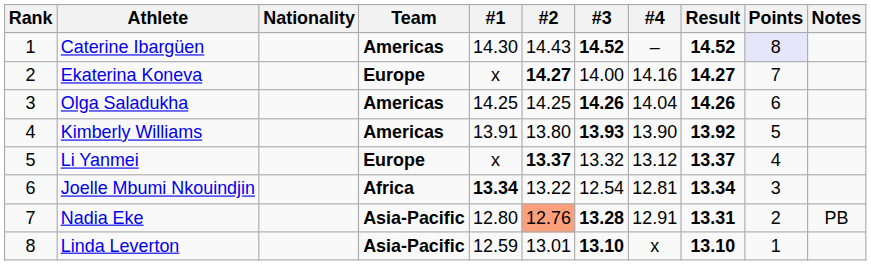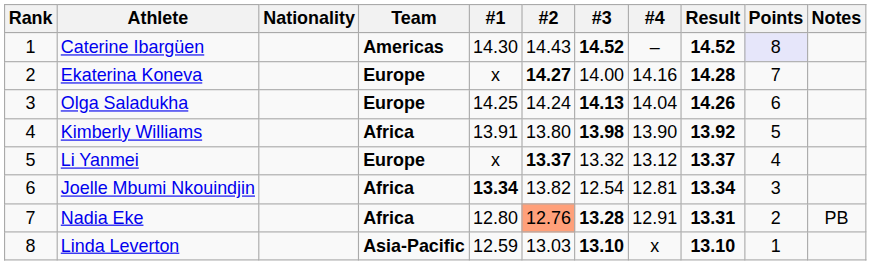(713, 75) 14.27 -> (713, 75) 14.28
(403, 103) Americas -> (394, 103) Europe
(549, 103) 14.25 -> (549, 103) 14.24
(602, 103) 14.26 -> (602, 103) 14.13
(403, 132) Americas -> (389, 132) Africa
(602, 132) 13.93 -> (602, 132) 13.98
(549, 189) 13.22 -> (549, 189) 13.82
(414, 217) Asia-Pacific -> (389, 217) Africa
(549, 246) 13.01 -> (549, 246) 13.03
